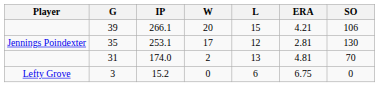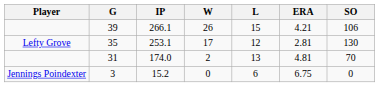(208, 27) 20 -> (208, 27) 26
(47, 43) Jennings Poindexter -> (47, 43) Lefty Grove
(47, 74) Lefty Grove -> (47, 74) Jennings Poindexter
